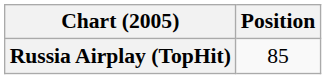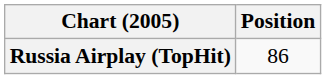(278, 55) 85 -> (278, 55) 86
